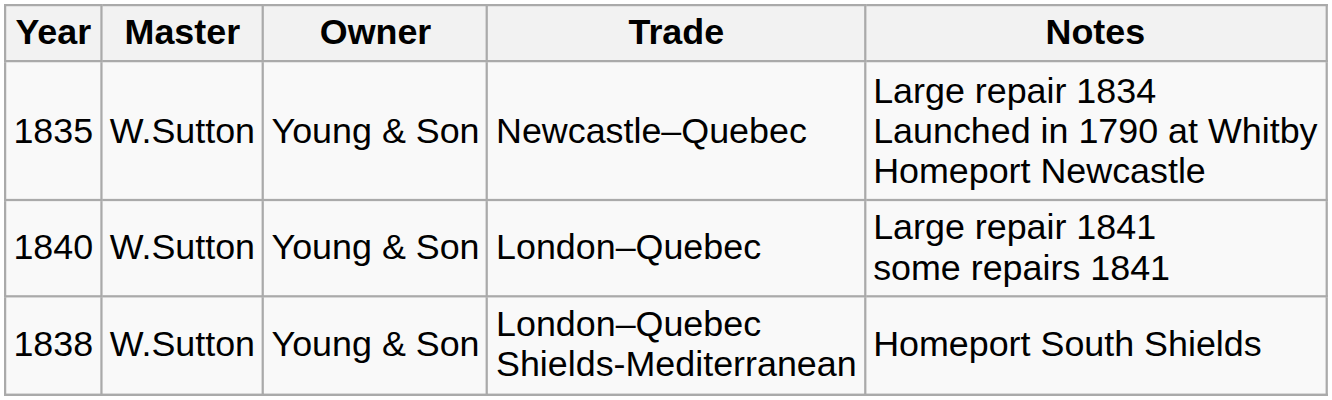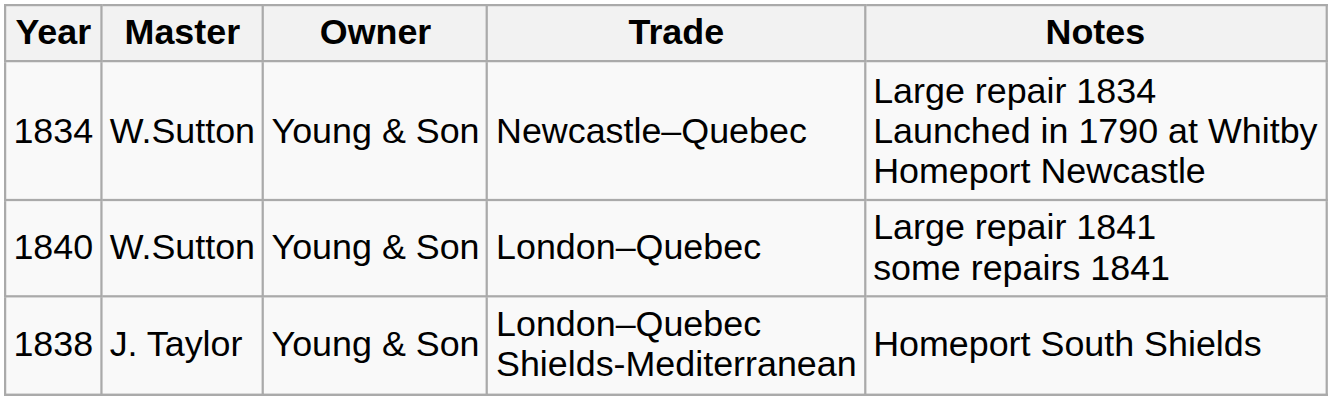(53, 130) 1835 -> (53, 130) 1834
(182, 344) W.Sutton -> (176, 344) J. Taylor
